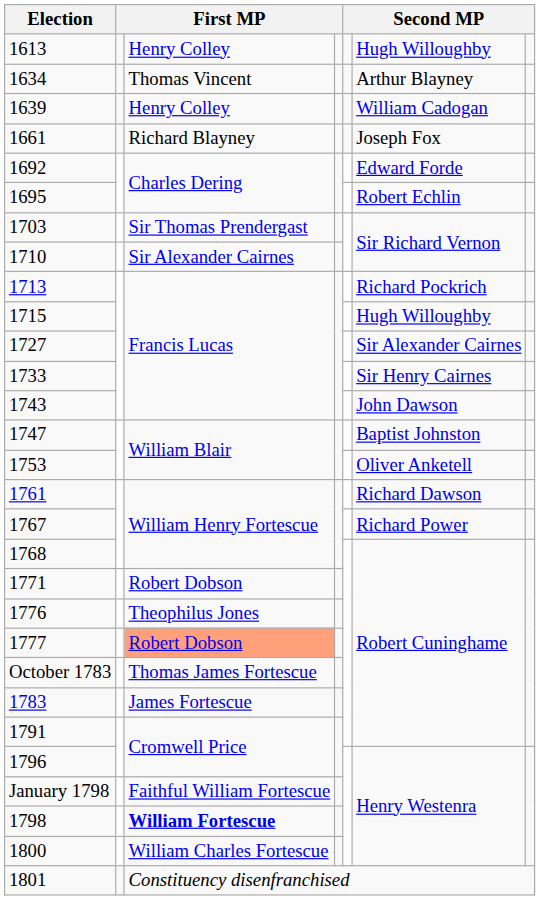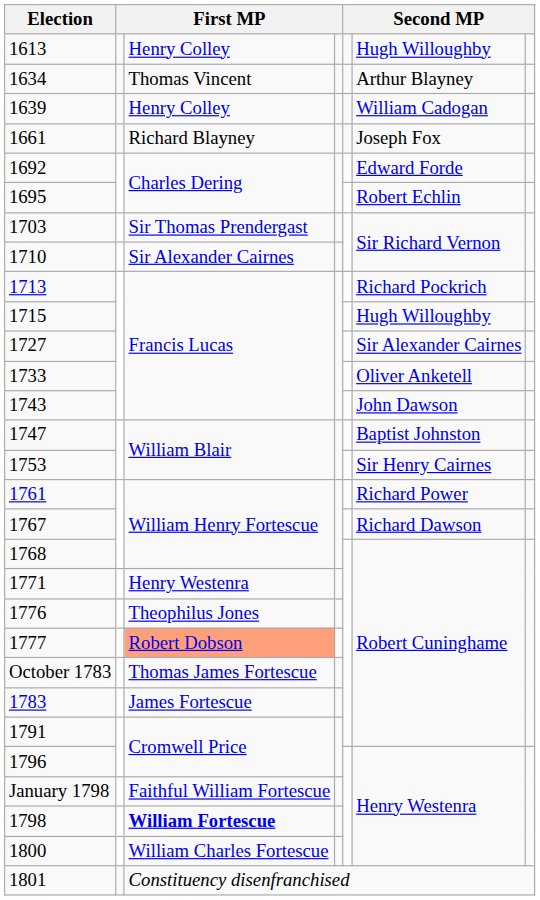(424, 375) Sir Henry Cairnes -> (414, 375) Oliver Anketell
(414, 464) Oliver Anketell -> (424, 464) Sir Henry Cairnes
(419, 494) Richard Dawson -> (412, 494) Richard Power
(412, 524) Richard Power -> (419, 524) Richard Dawson
(186, 583) Robert Dobson -> (189, 583) Henry Westenra
